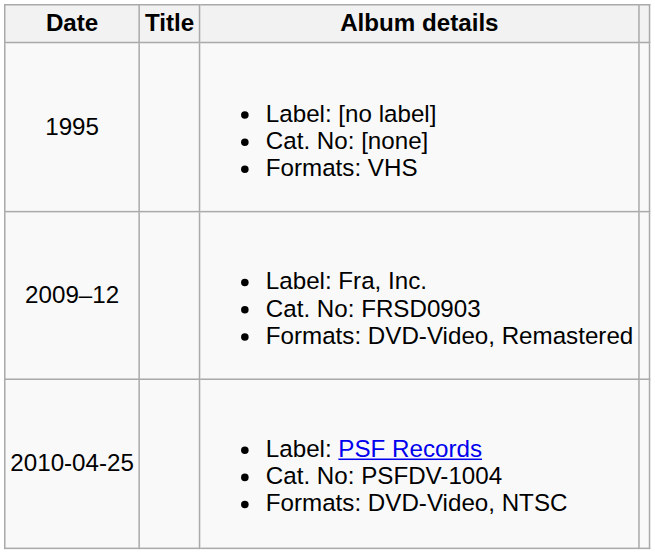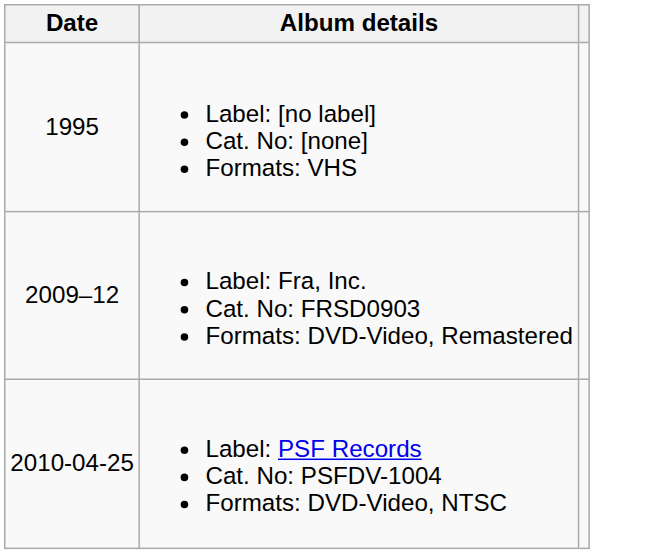- column: (170, 23)
